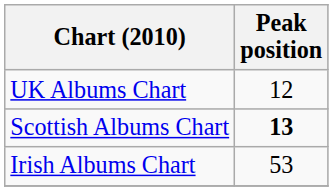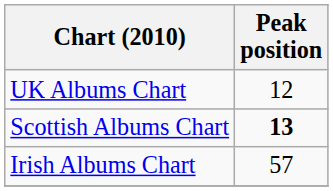(281, 165) 53 -> (281, 165) 57
